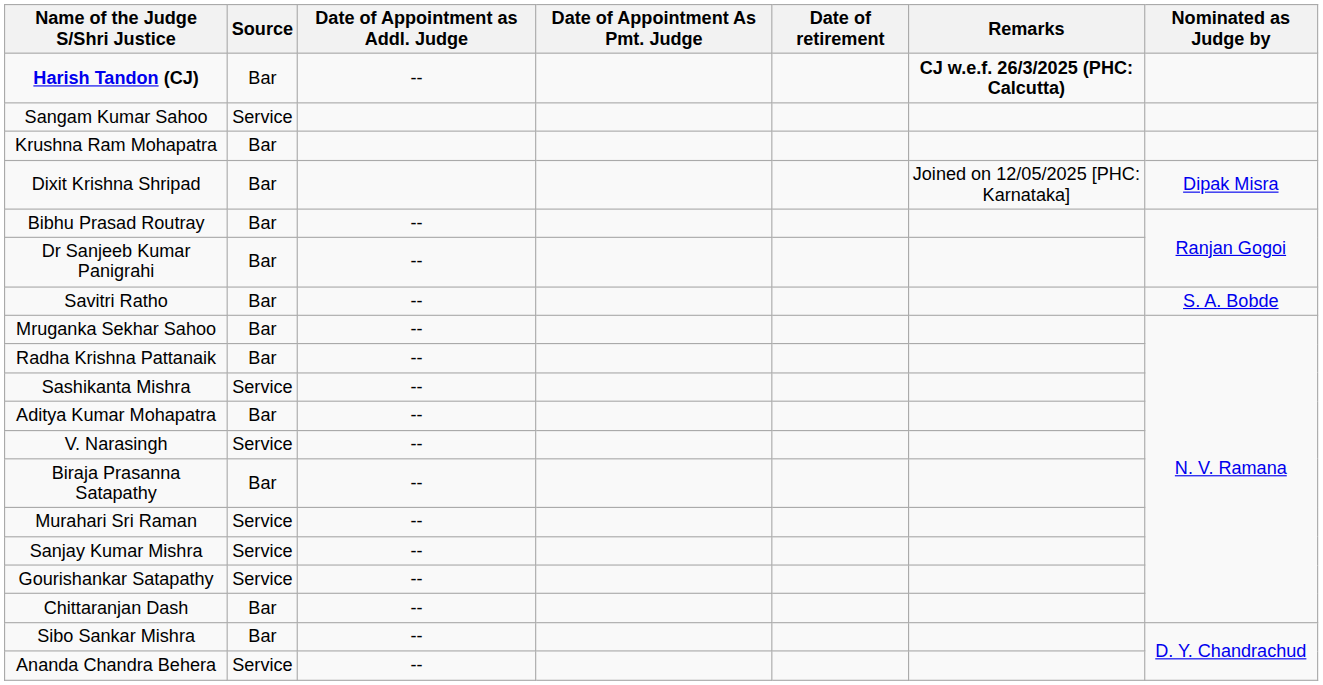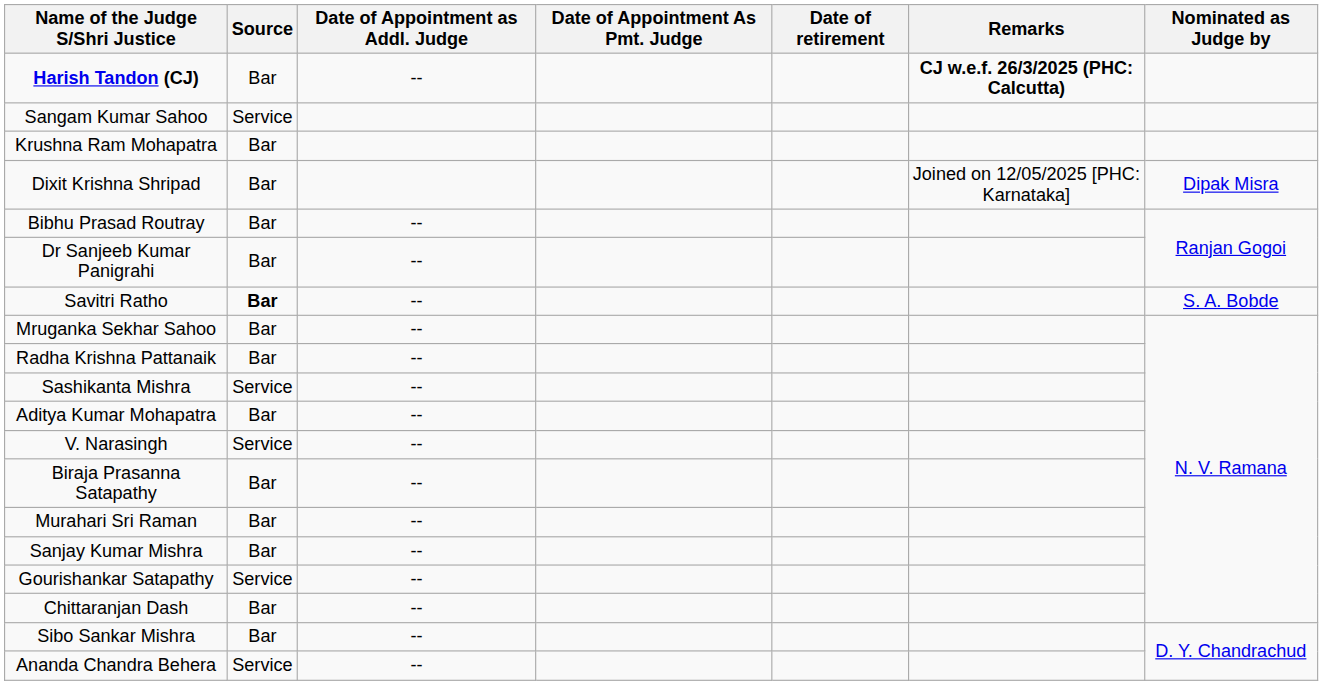(262, 300) normal -> (262, 300) bold
(262, 521) Service -> (262, 521) Bar
(262, 550) Service -> (262, 550) Bar
